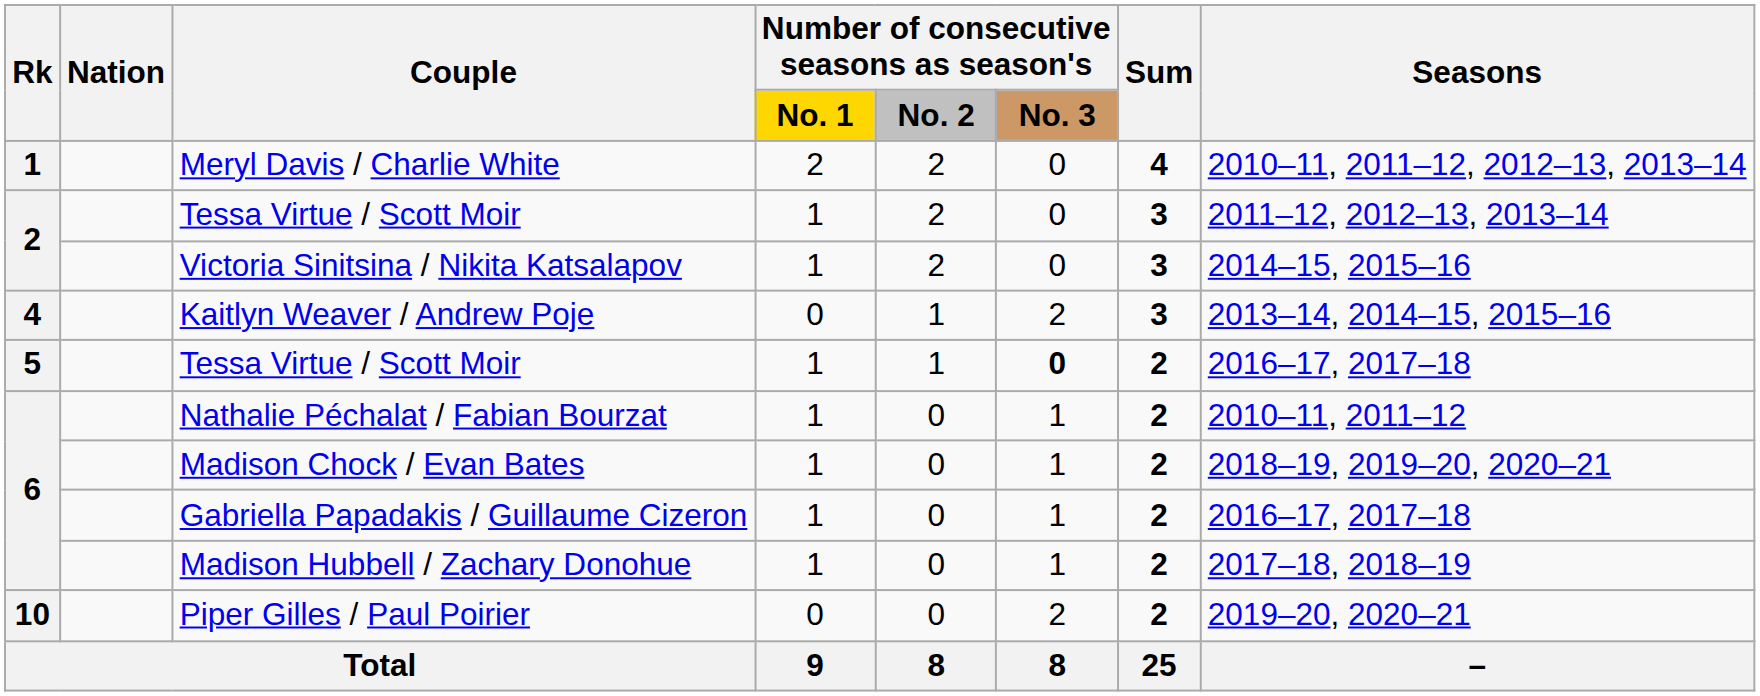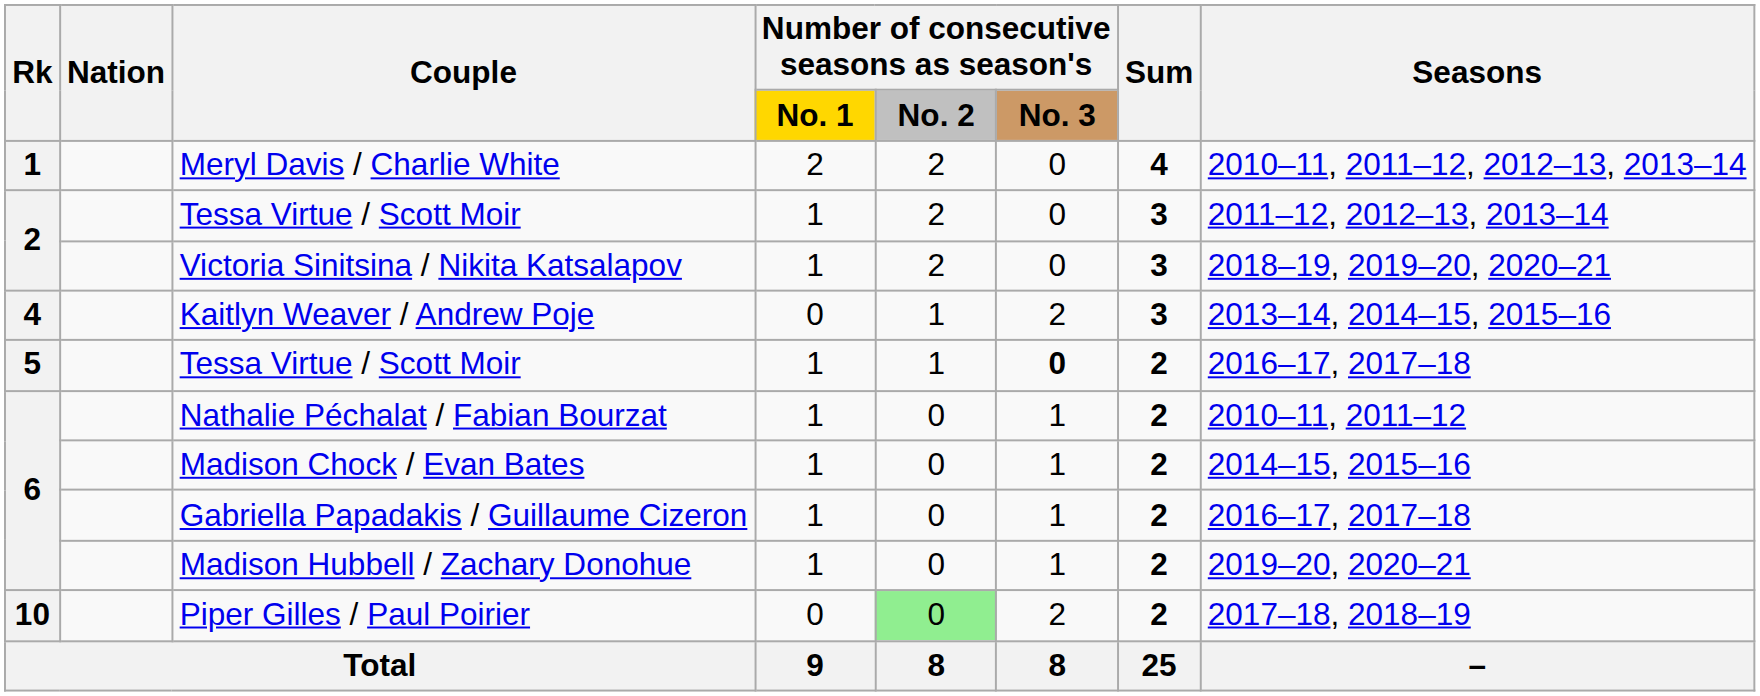(1339, 264) 2014–15, 2015–16 -> (1409, 264) 2018–19, 2019–20, 2020–21
(1409, 464) 2018–19, 2019–20, 2020–21 -> (1339, 464) 2014–15, 2015–16
(1339, 564) 2017–18, 2018–19 -> (1339, 564) 2019–20, 2020–21
(936, 614) no background -> (936, 614) lightgreen background
(1339, 614) 2019–20, 2020–21 -> (1339, 614) 2017–18, 2018–19
